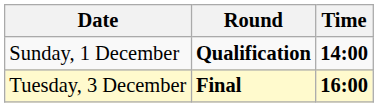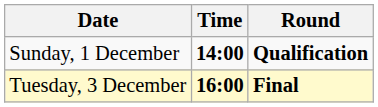columns swapped: (344, 20) <-> (253, 20)
